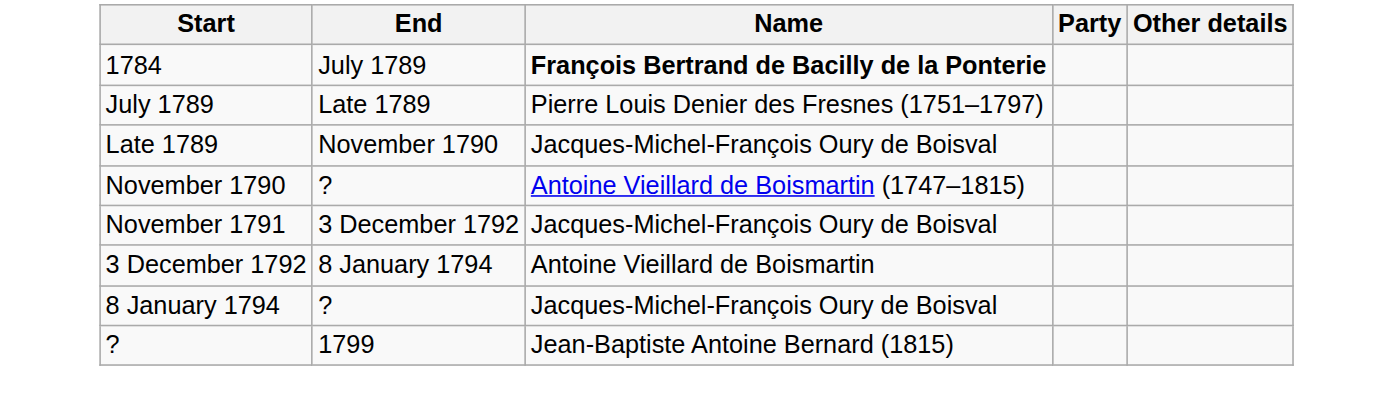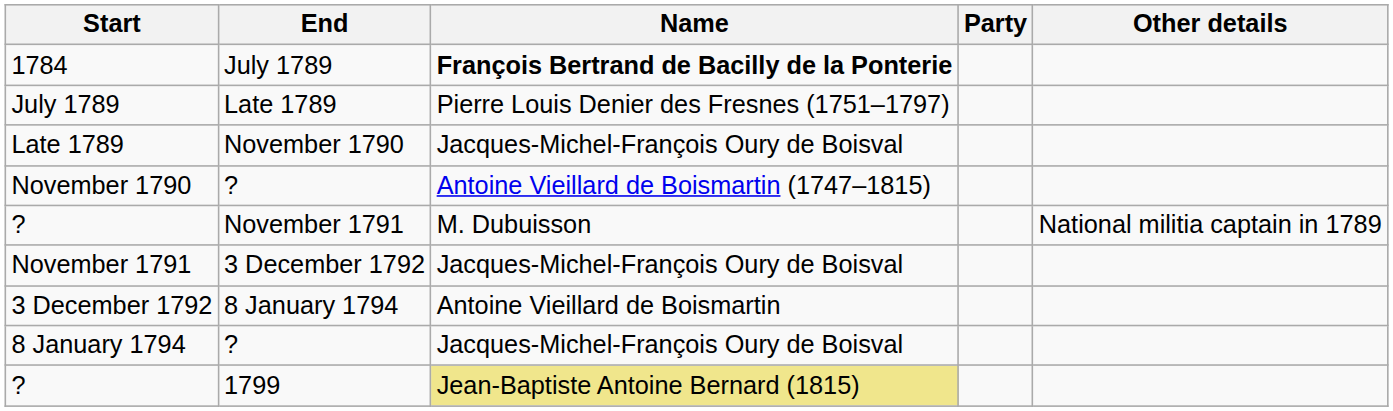+ row: (18, 225)
(742, 345) no background -> (648, 385) khaki background
